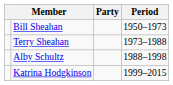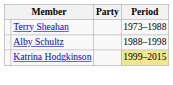- row: (38, 27)
(145, 73) no background -> (145, 57) khaki background
